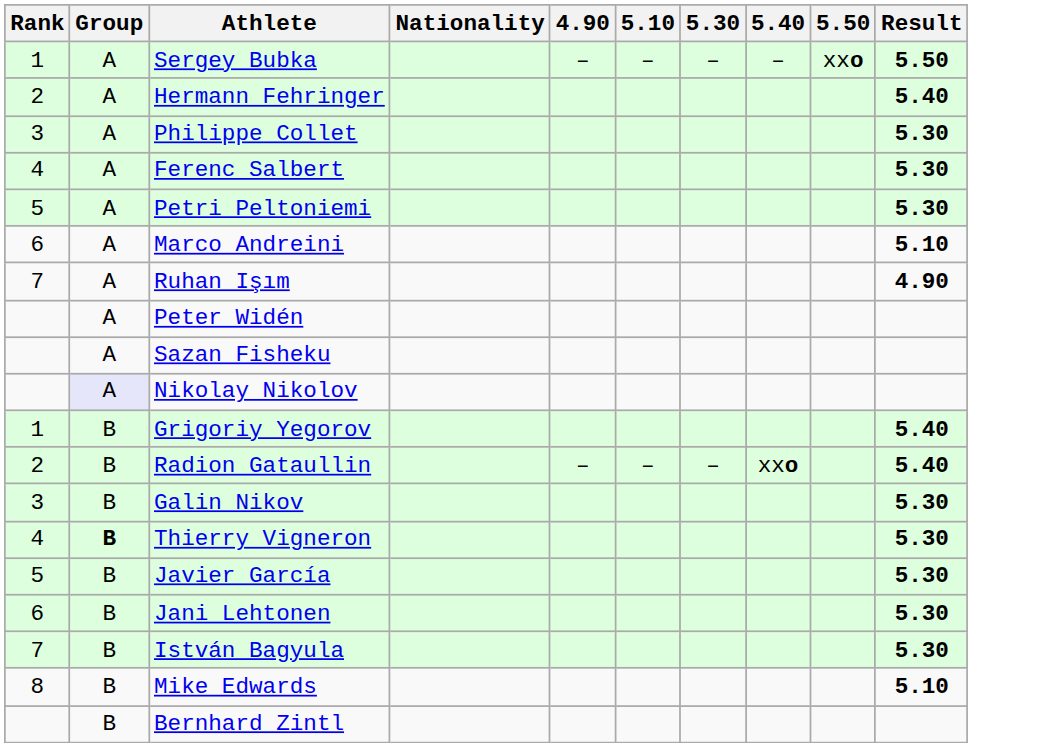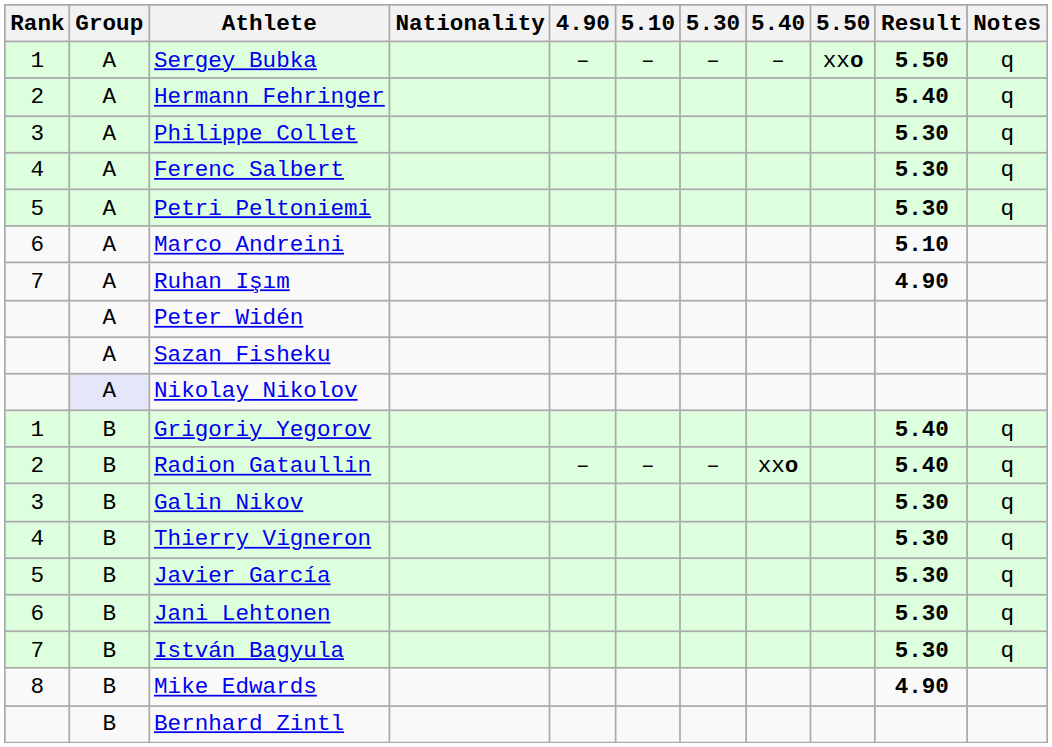+ column: (1007, 23)
(109, 539) bold -> (109, 539) normal
(922, 687) 5.10 -> (922, 687) 4.90
